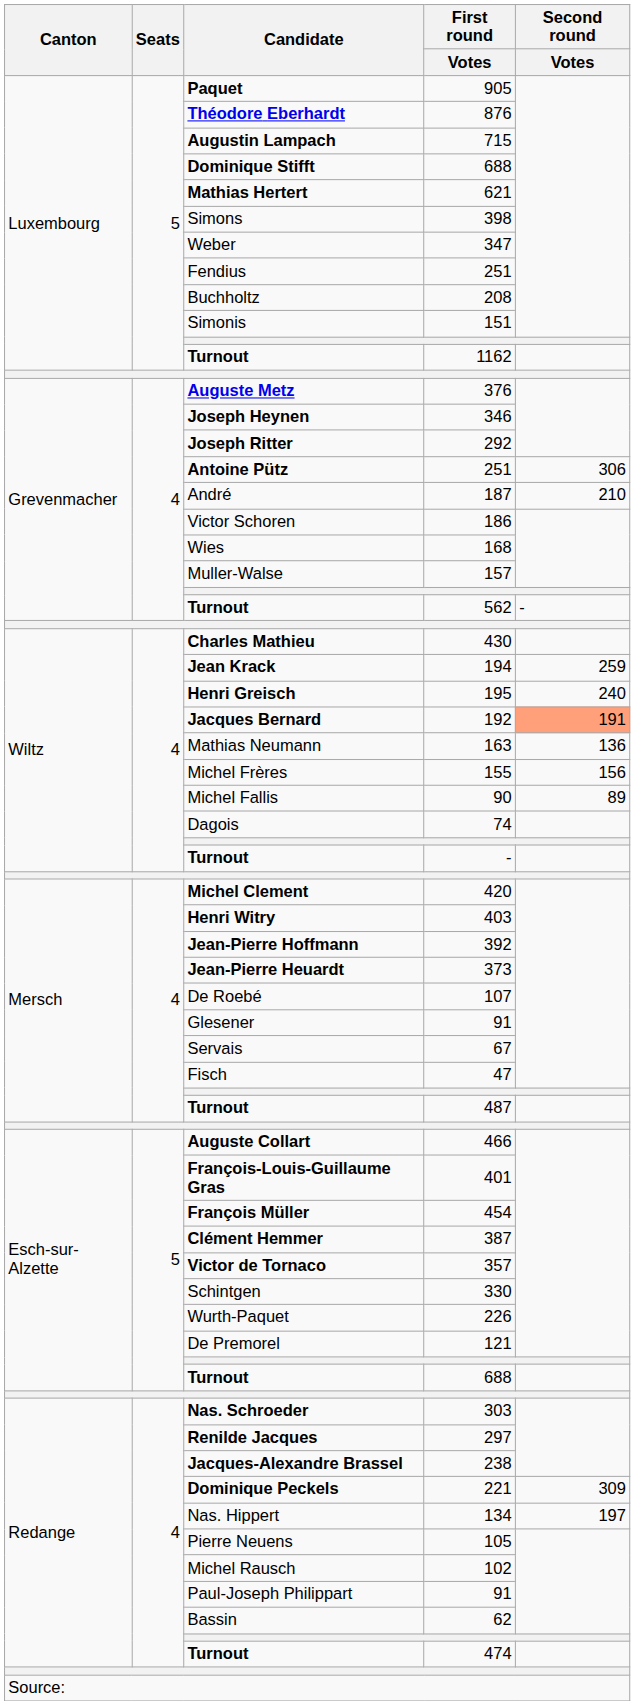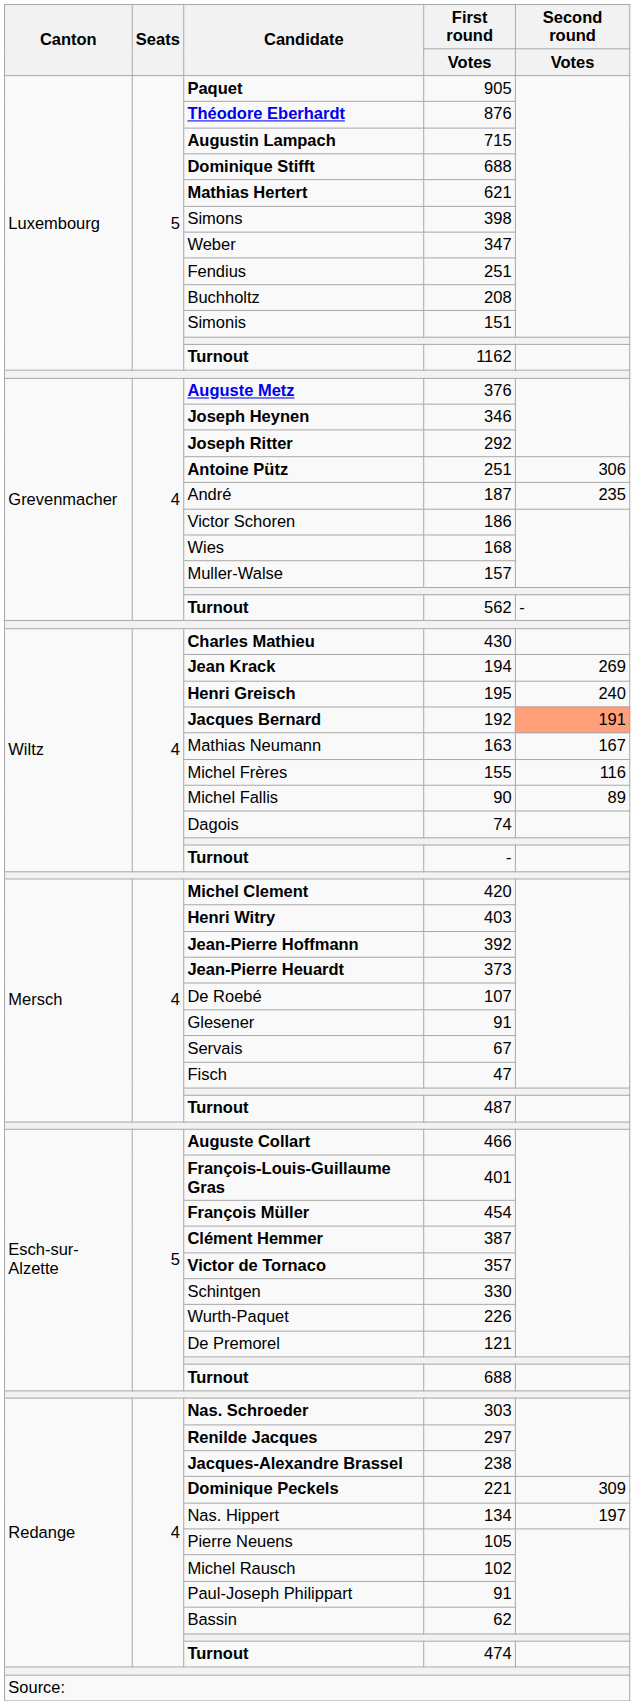(612, 495) 210 -> (612, 495) 235
(612, 667) 259 -> (612, 667) 269
(612, 746) 136 -> (612, 746) 167
(612, 772) 156 -> (613, 772) 116
